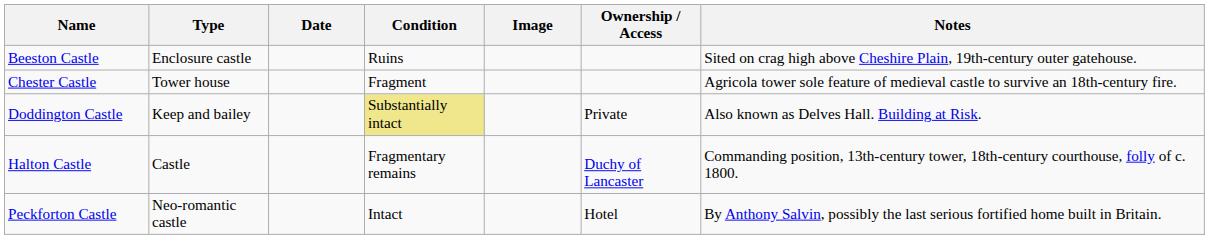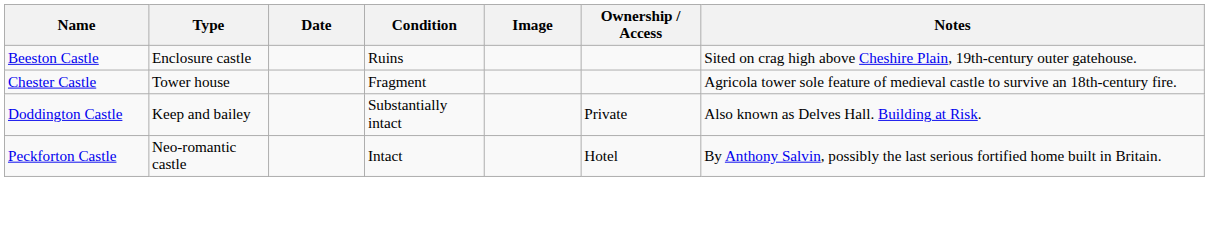(408, 114) khaki background -> (408, 114) no background
- row: (50, 164)
